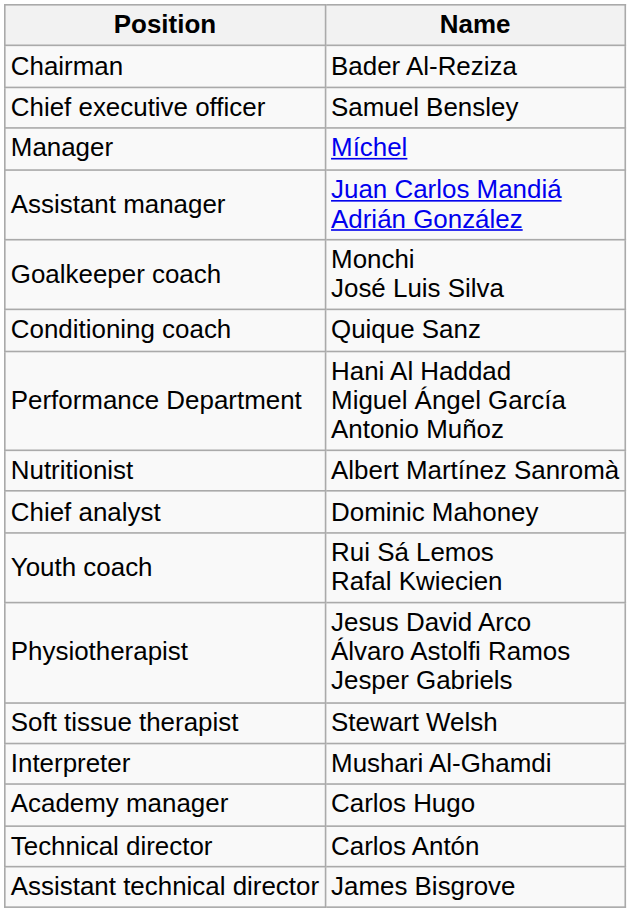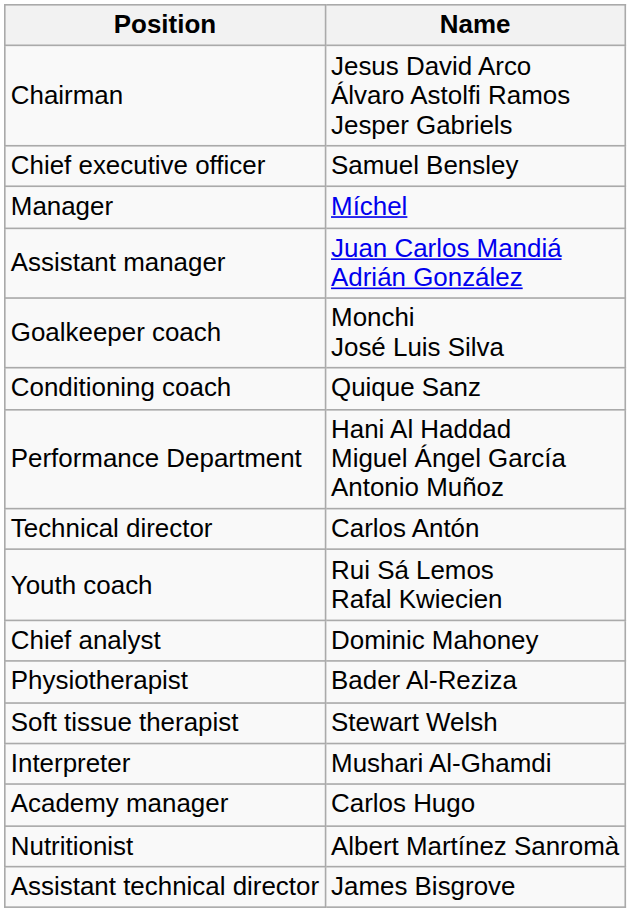(424, 66) Bader Al-Reziza -> (451, 95) Jesus David Arco Álvaro Astolfi Ramos Jesper Gabriels
rows swapped: (72, 470) <-> (112, 845)
rows swapped: (86, 511) <-> (82, 567)
(451, 652) Jesus David Arco Álvaro Astolfi Ramos Jesper Gabriels -> (424, 681) Bader Al-Reziza
